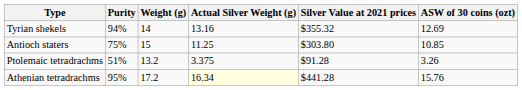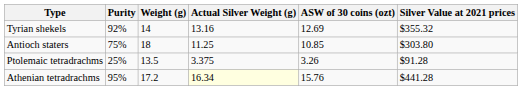columns swapped: (468, 12) <-> (358, 12)
(117, 28) 94% -> (117, 28) 92%
(145, 45) 15 -> (145, 45) 18
(117, 61) 51% -> (117, 61) 25%
(149, 61) 13.2 -> (149, 61) 13.5
